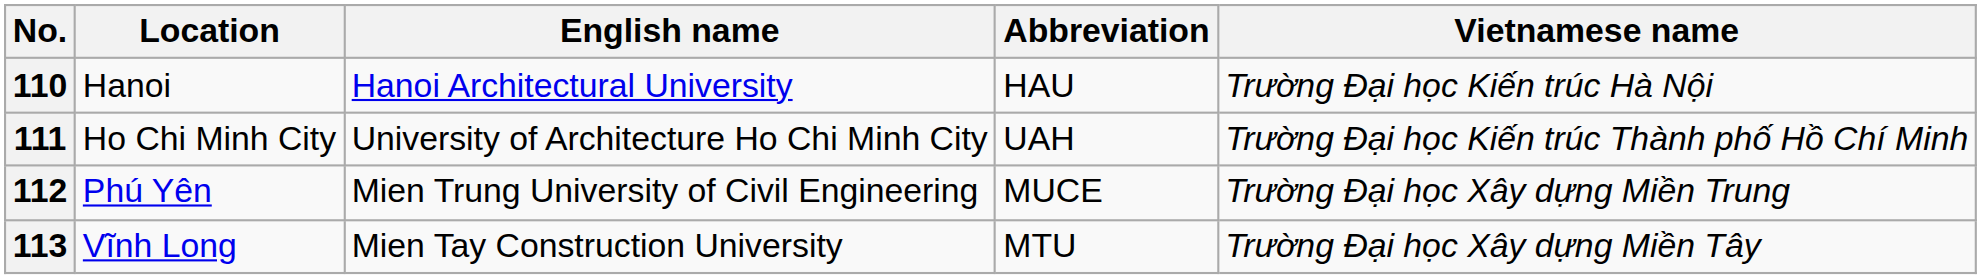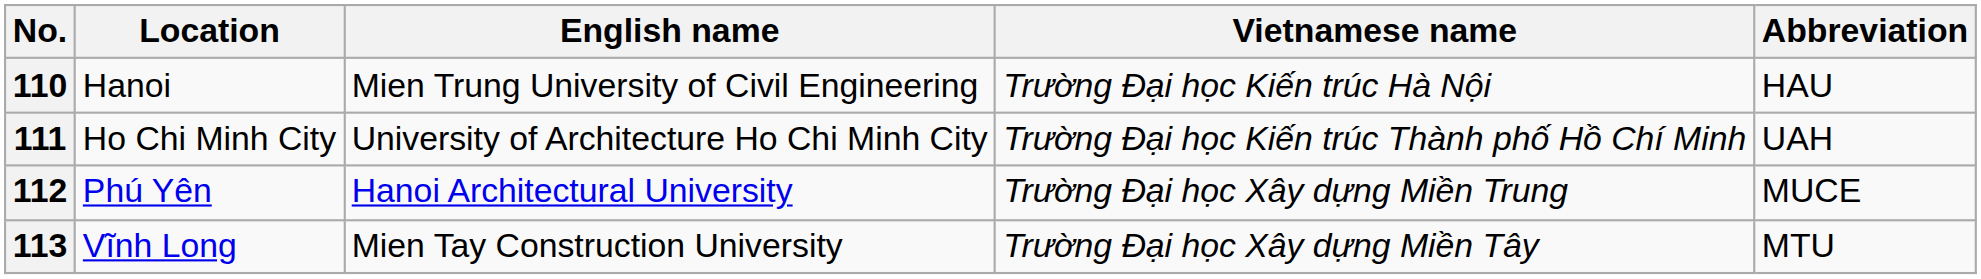columns swapped: (1597, 31) <-> (1106, 31)
(572, 84) Hanoi Architectural University -> (665, 84) Mien Trung University of Civil Engineering
(665, 191) Mien Trung University of Civil Engineering -> (572, 191) Hanoi Architectural University
